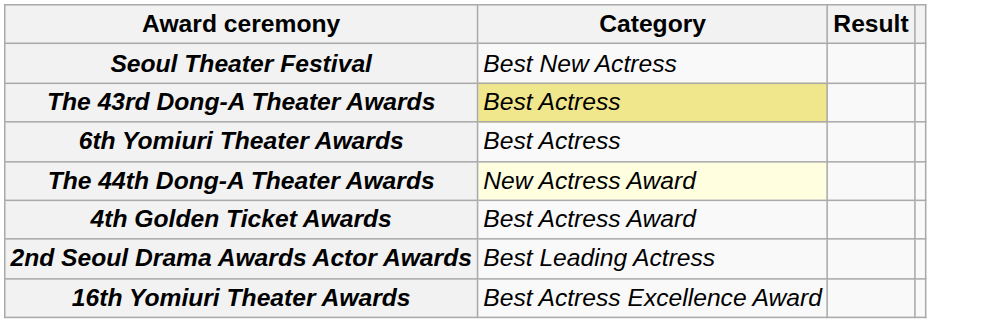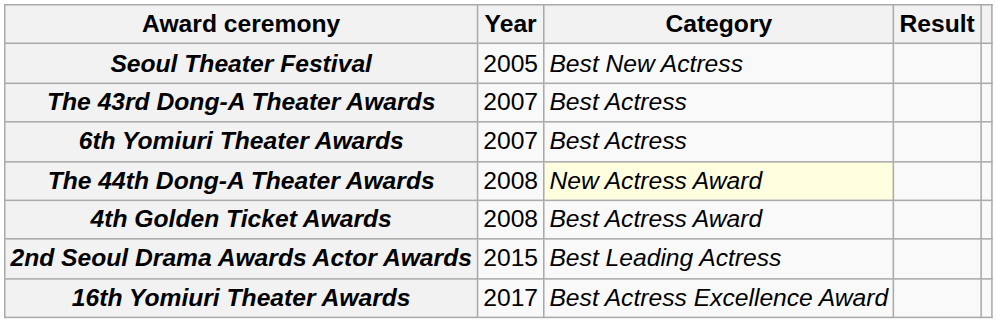+ column: (511, 24)
(552, 102) khaki background -> (618, 102) no background
